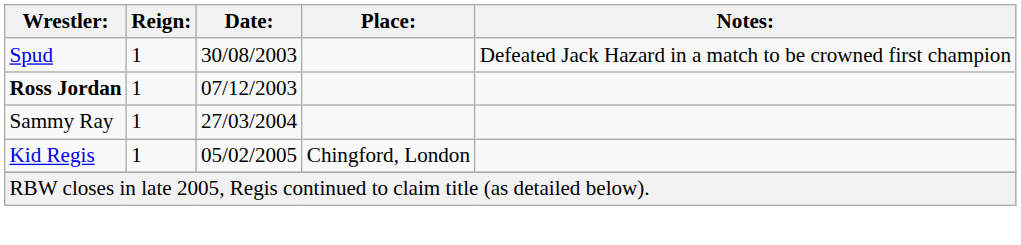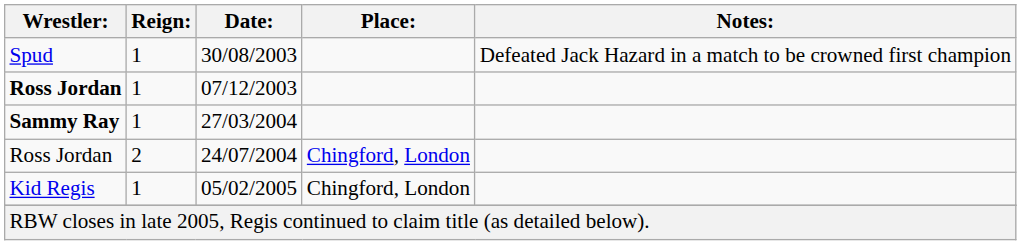(61, 121) normal -> (64, 121) bold
+ row: (249, 155)
